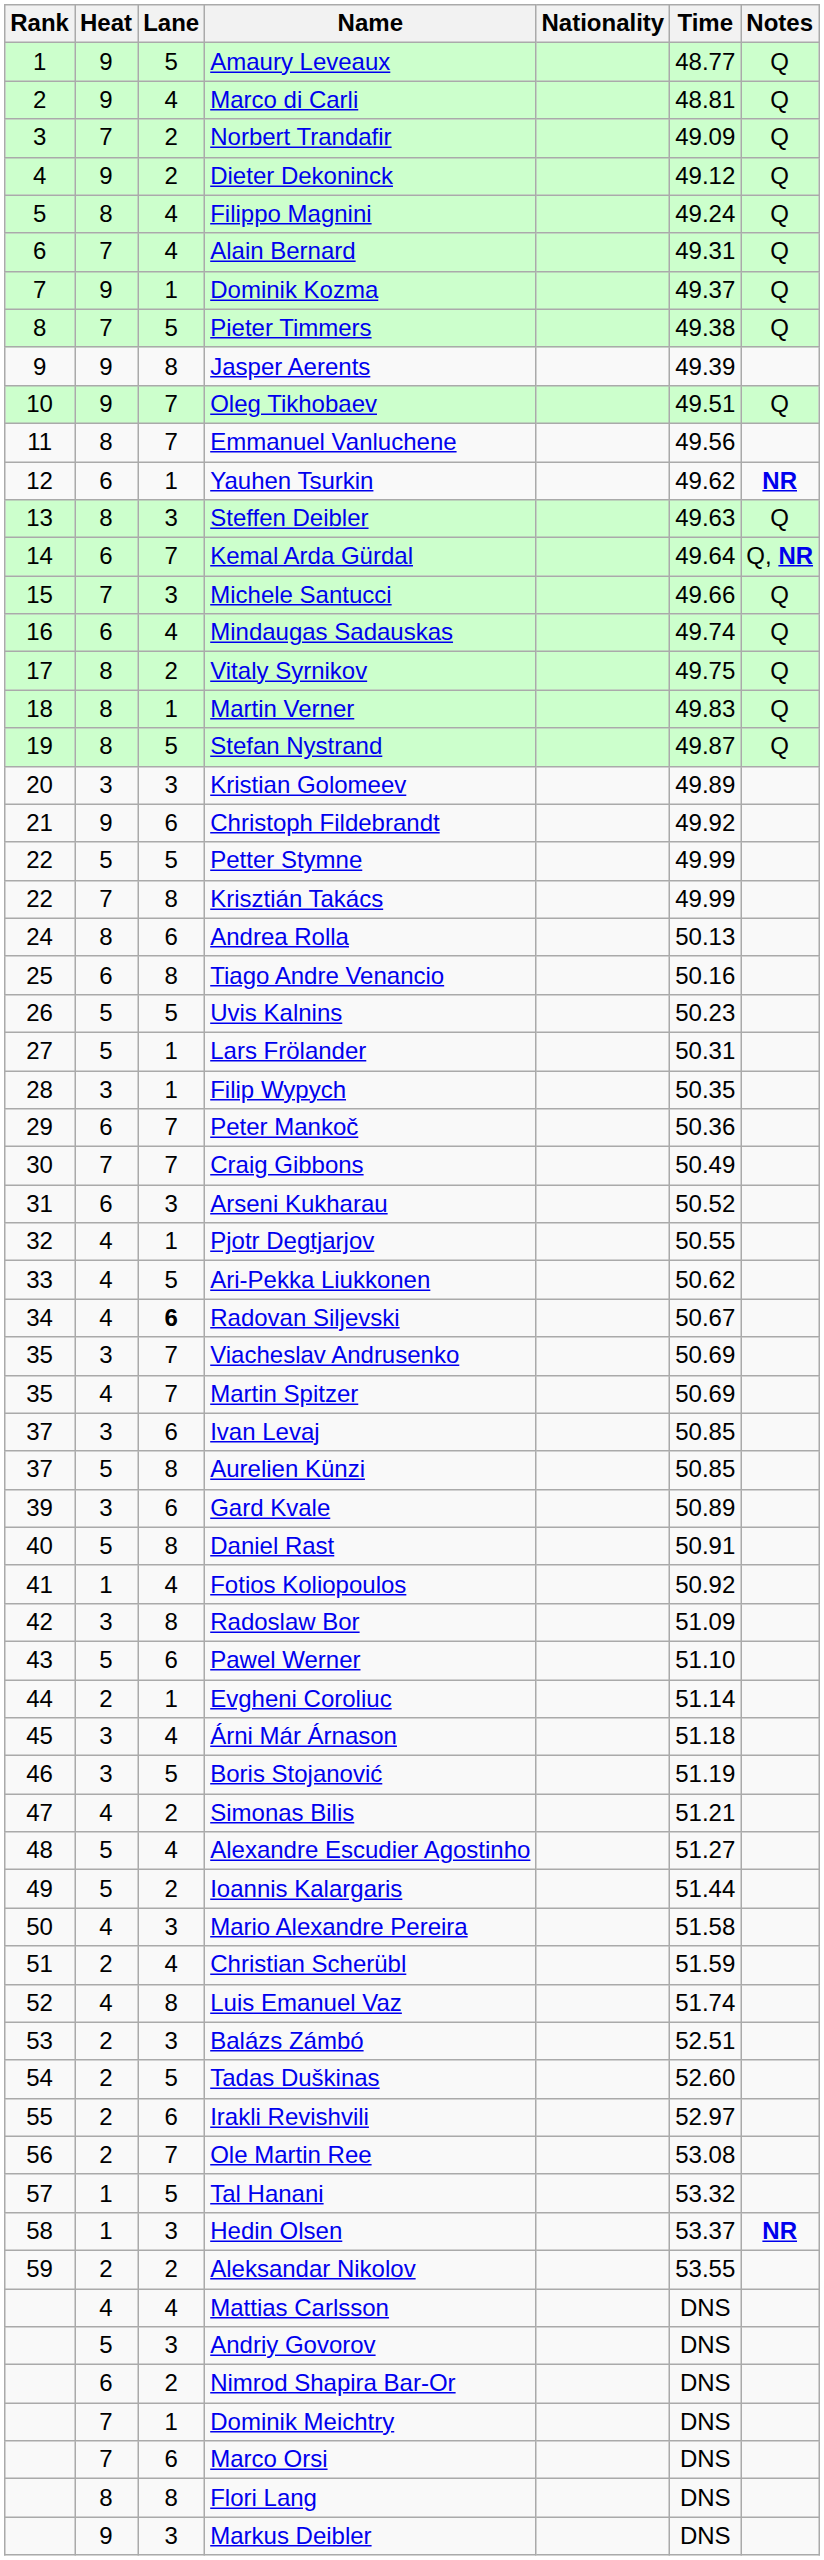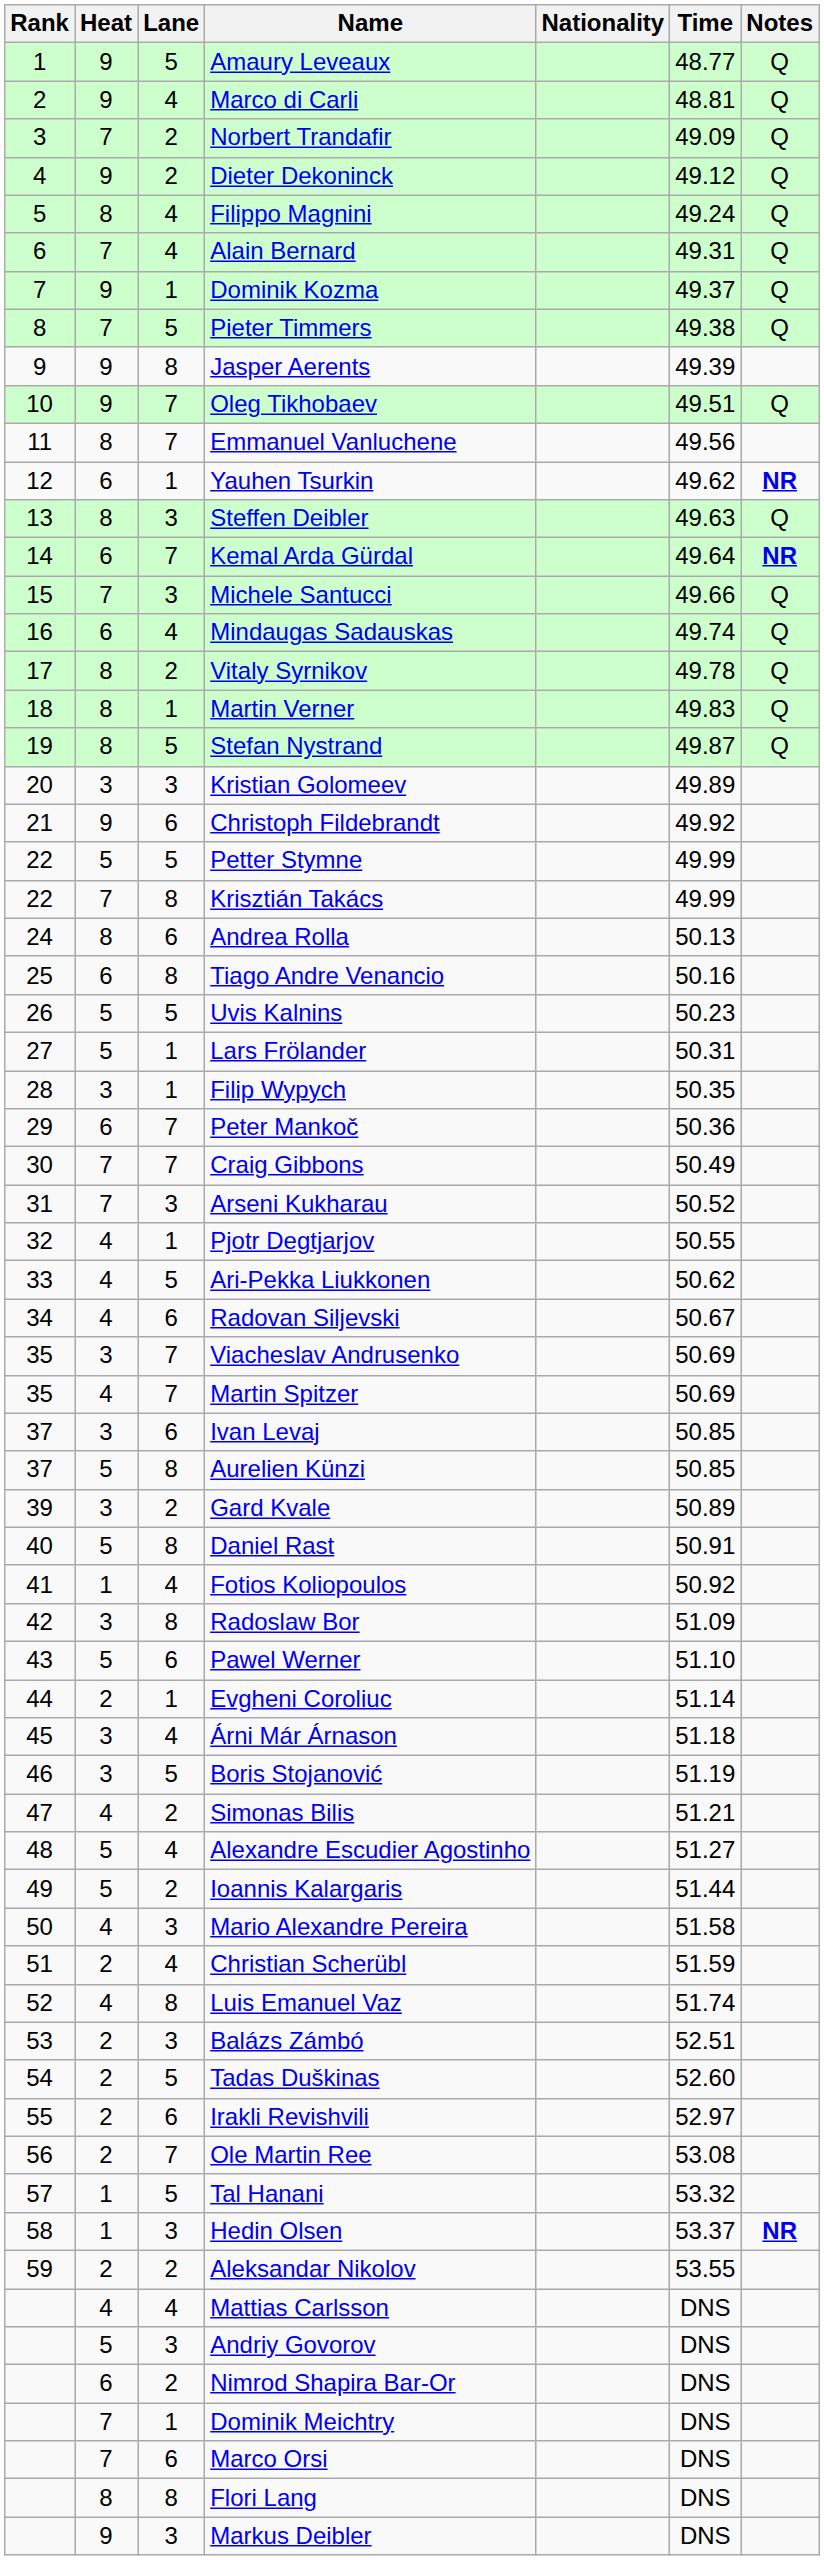(780, 556) Q, NR -> (780, 556) NR
(705, 670) 49.75 -> (705, 670) 49.78
(106, 1203) 6 -> (106, 1203) 7
(171, 1317) bold -> (171, 1317) normal
(171, 1507) 6 -> (171, 1507) 2
